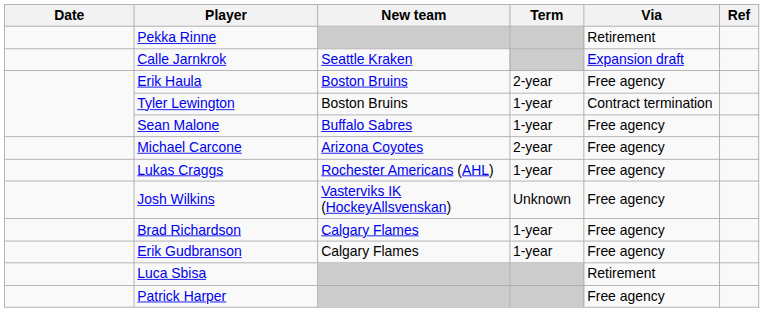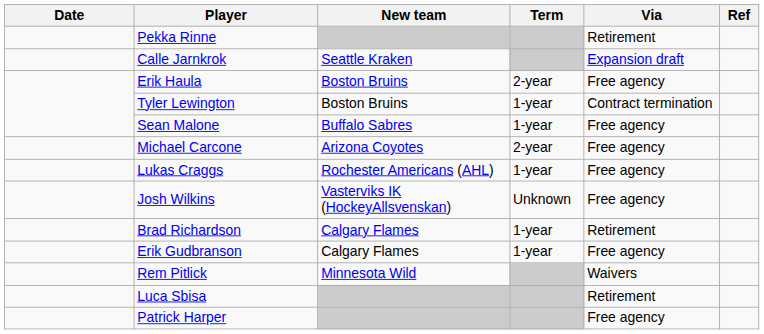(626, 229) Free agency -> (621, 229) Retirement
+ row: (172, 274)
